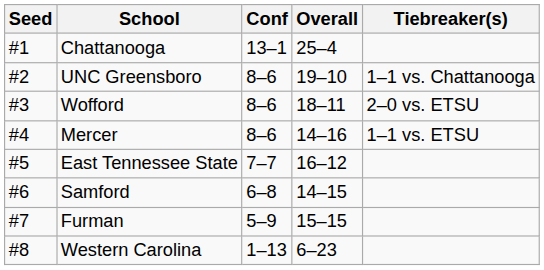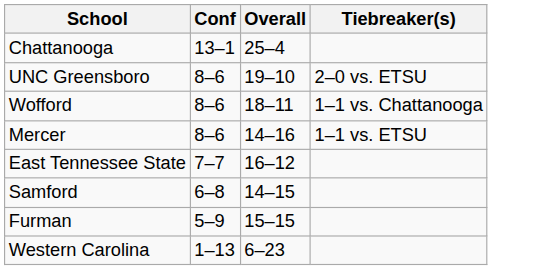- column: (31, 18)
(451, 76) 1–1 vs. Chattanooga -> (371, 76) 2–0 vs. ETSU
(423, 105) 2–0 vs. ETSU -> (399, 105) 1–1 vs. Chattanooga
